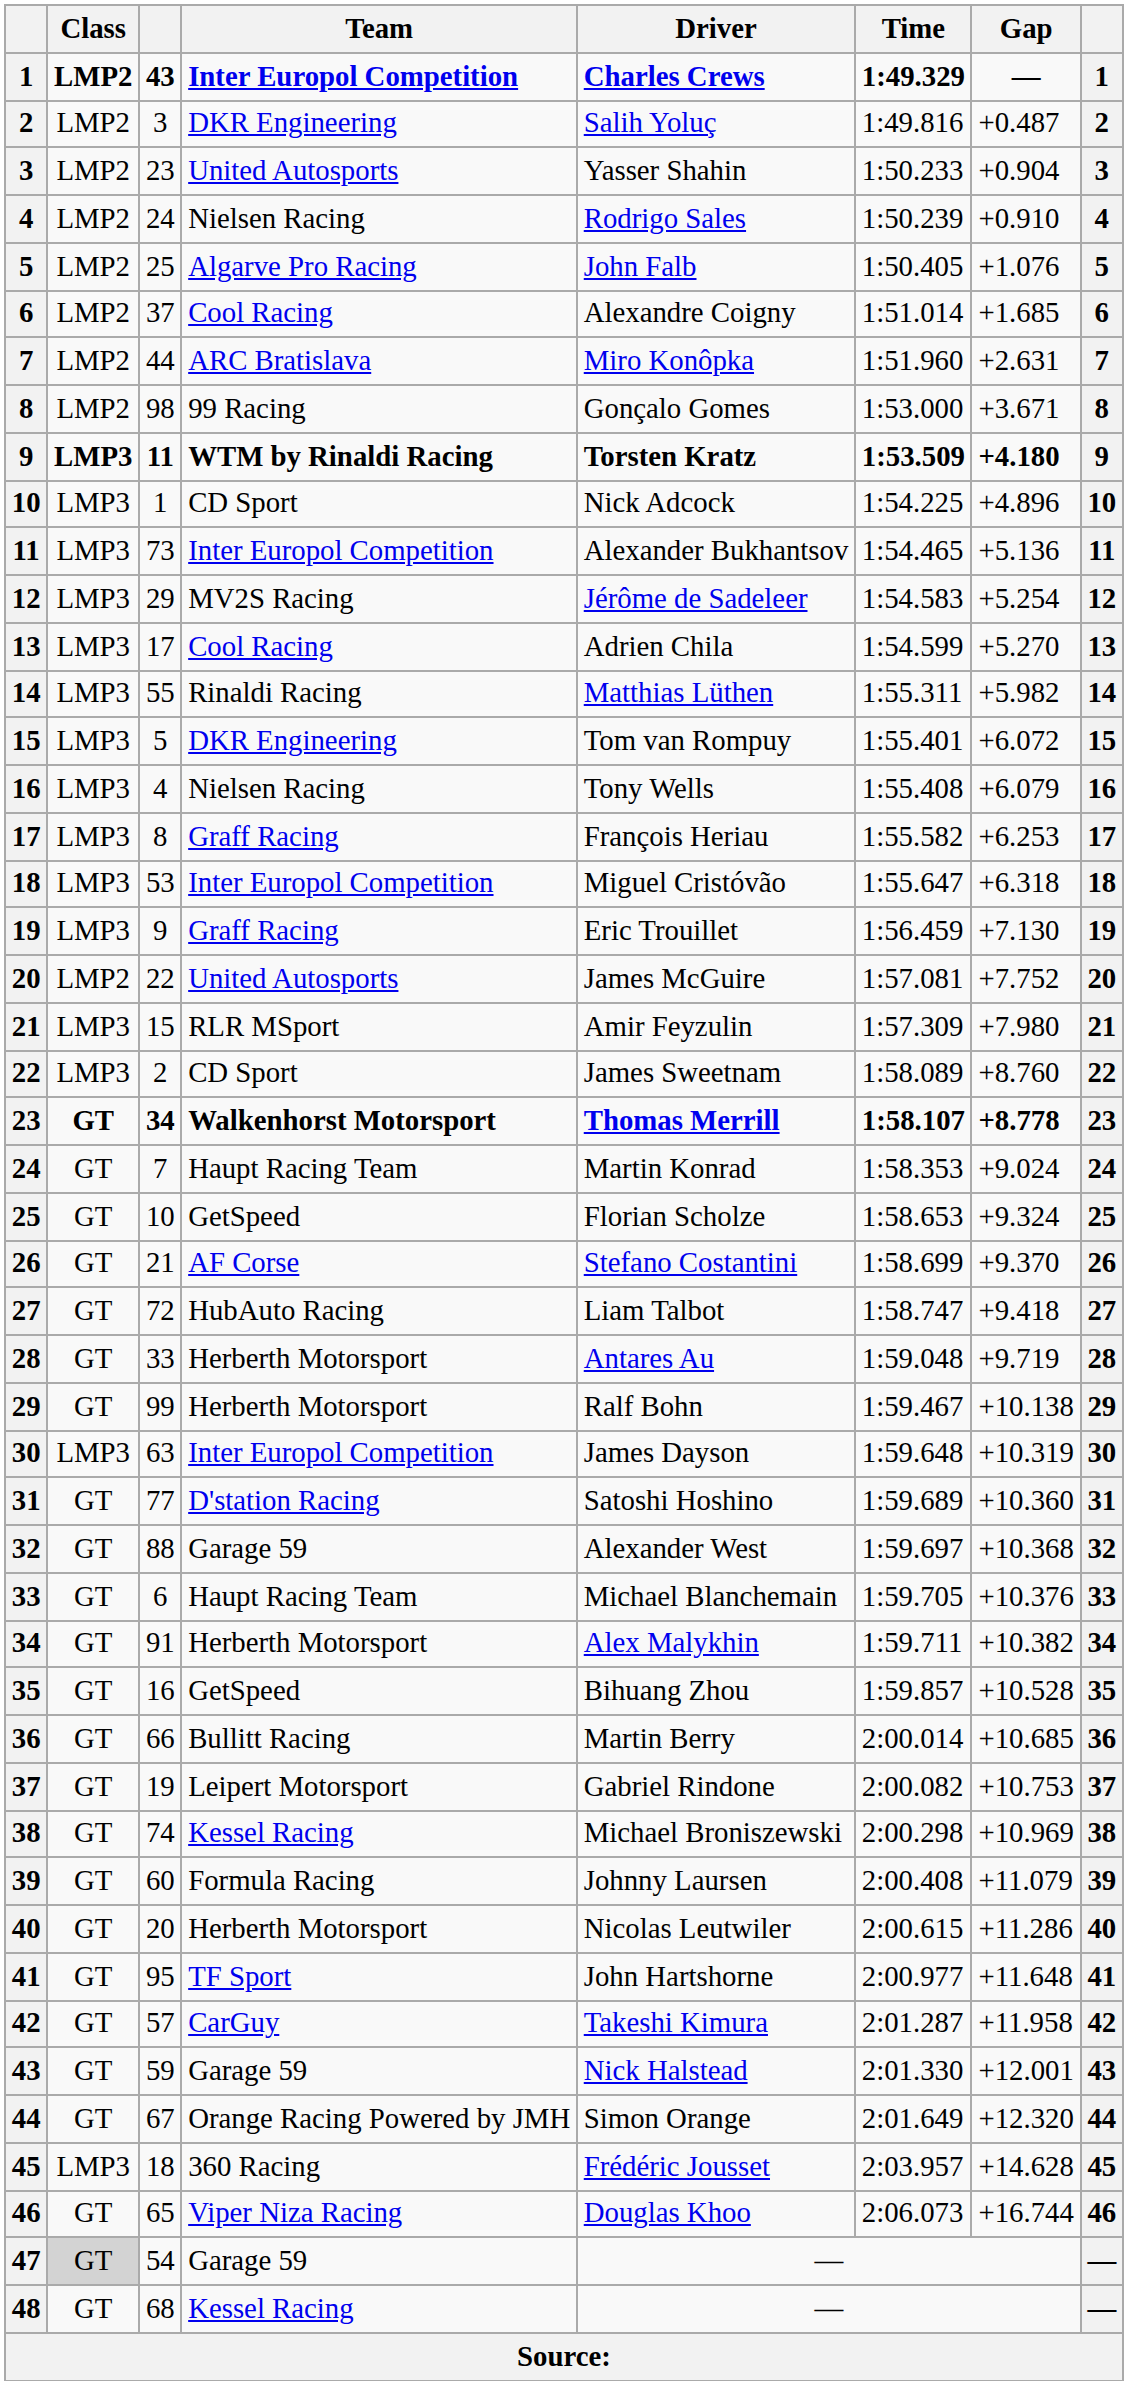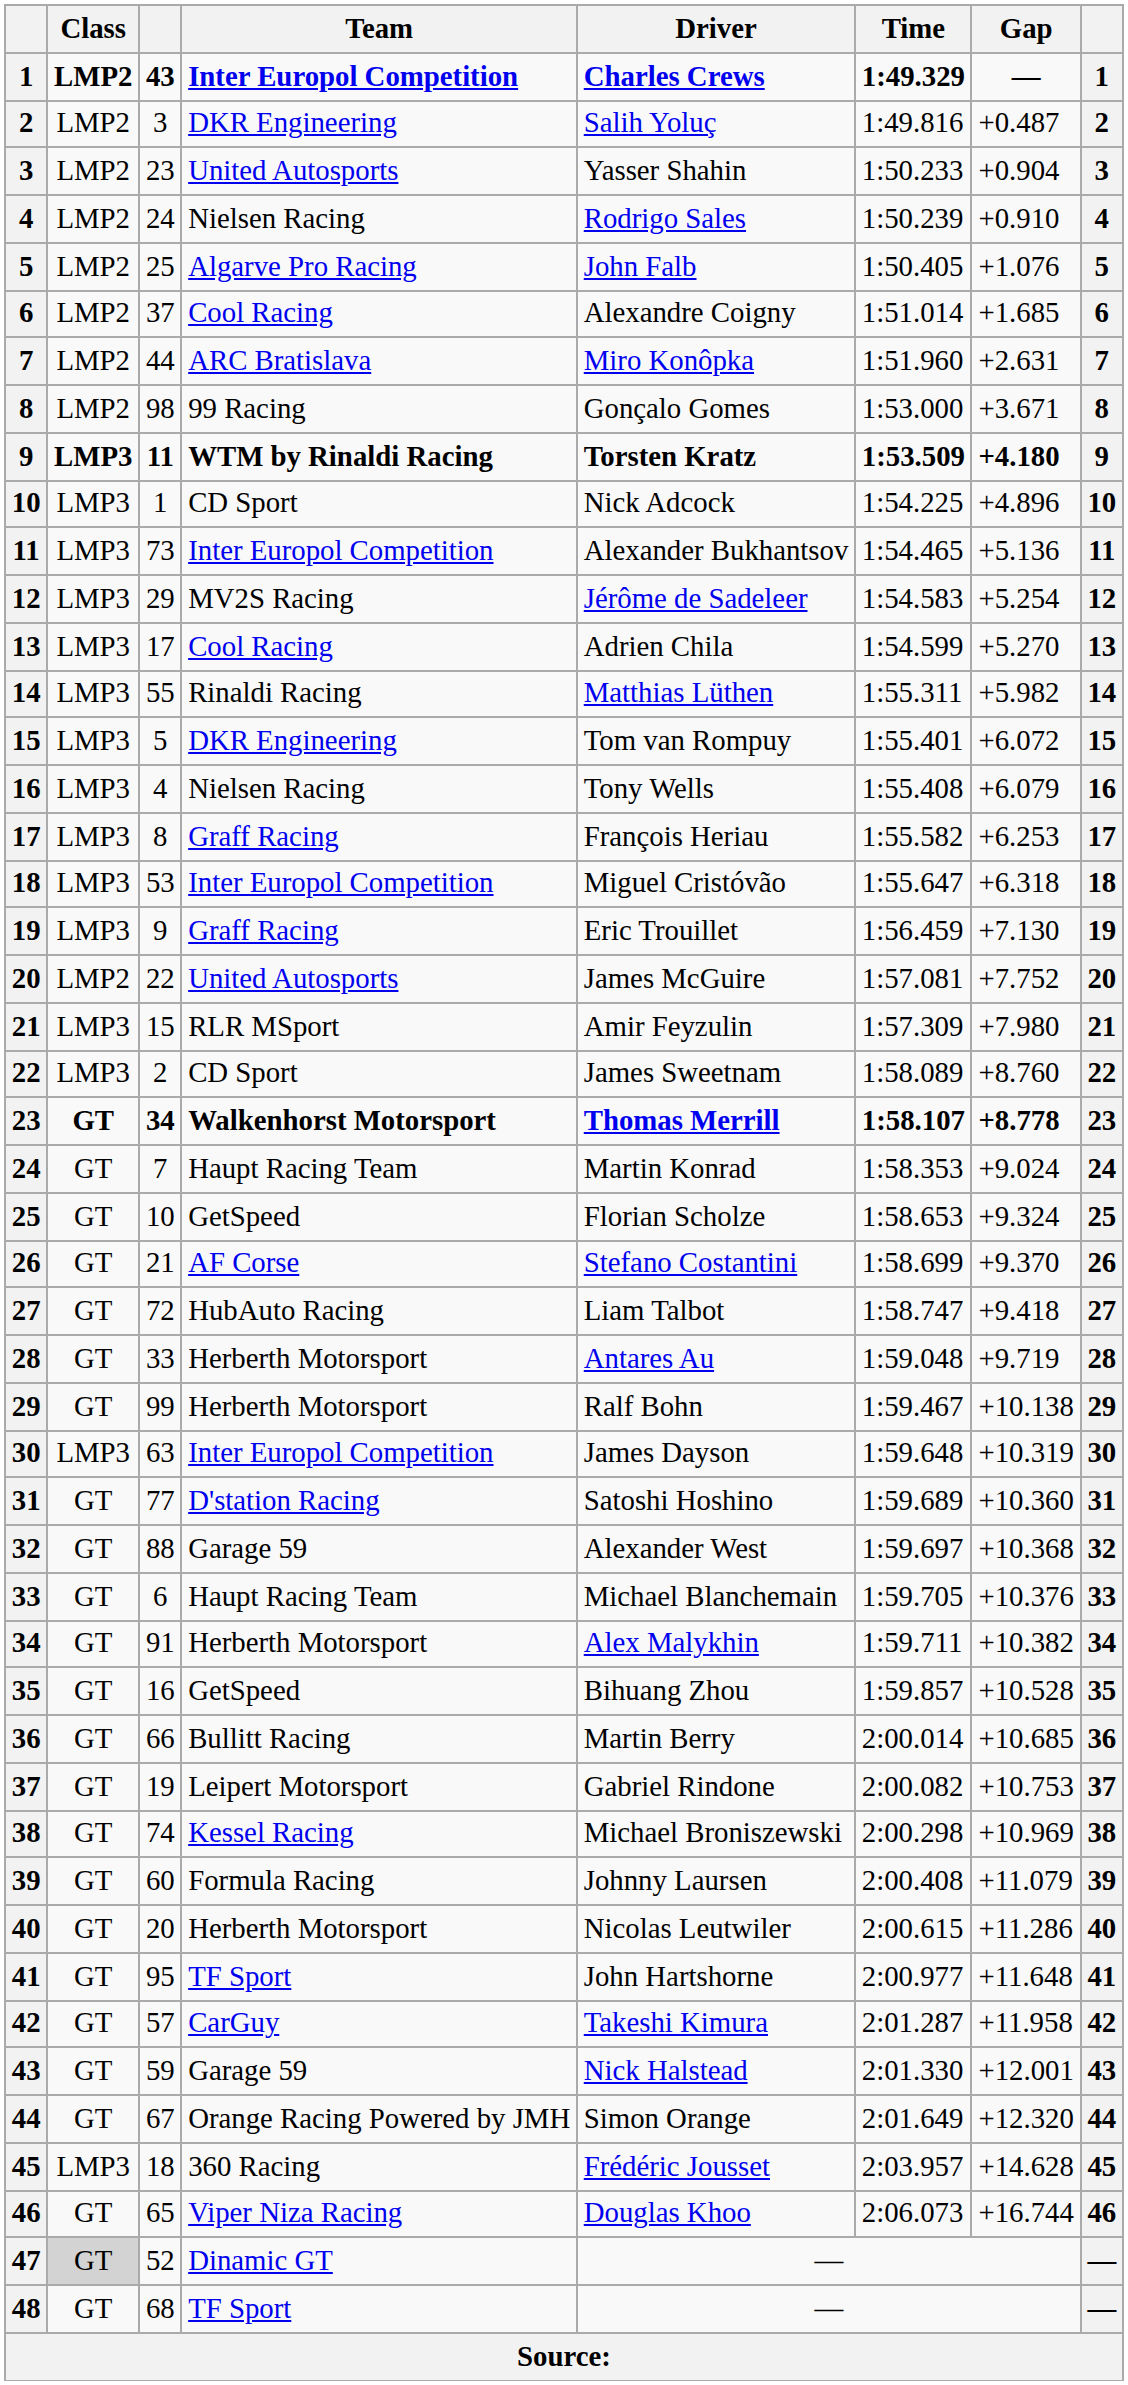(160, 2261) 54 -> (160, 2261) 52
(248, 2261) Garage 59 -> (260, 2261) Dinamic GT
(271, 2308) Kessel Racing -> (240, 2308) TF Sport
